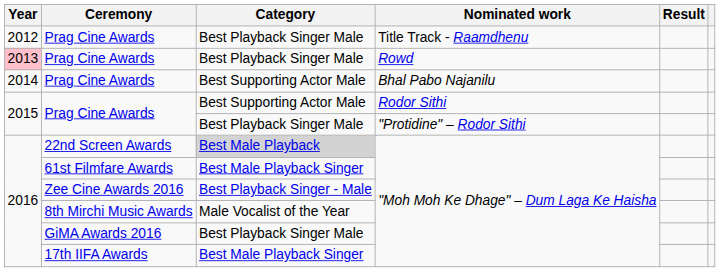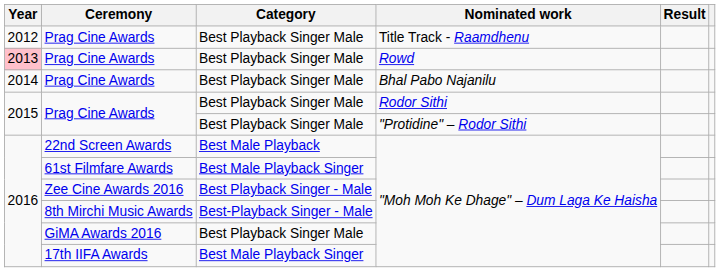(282, 80) Best Supporting Actor Male -> (281, 80) Best Playback Singer Male
(282, 102) Best Supporting Actor Male -> (281, 102) Best Playback Singer Male
(259, 146) lightgrey background -> (259, 146) no background
(274, 211) Male Vocalist of the Year -> (286, 211) Best-Playback Singer - Male
